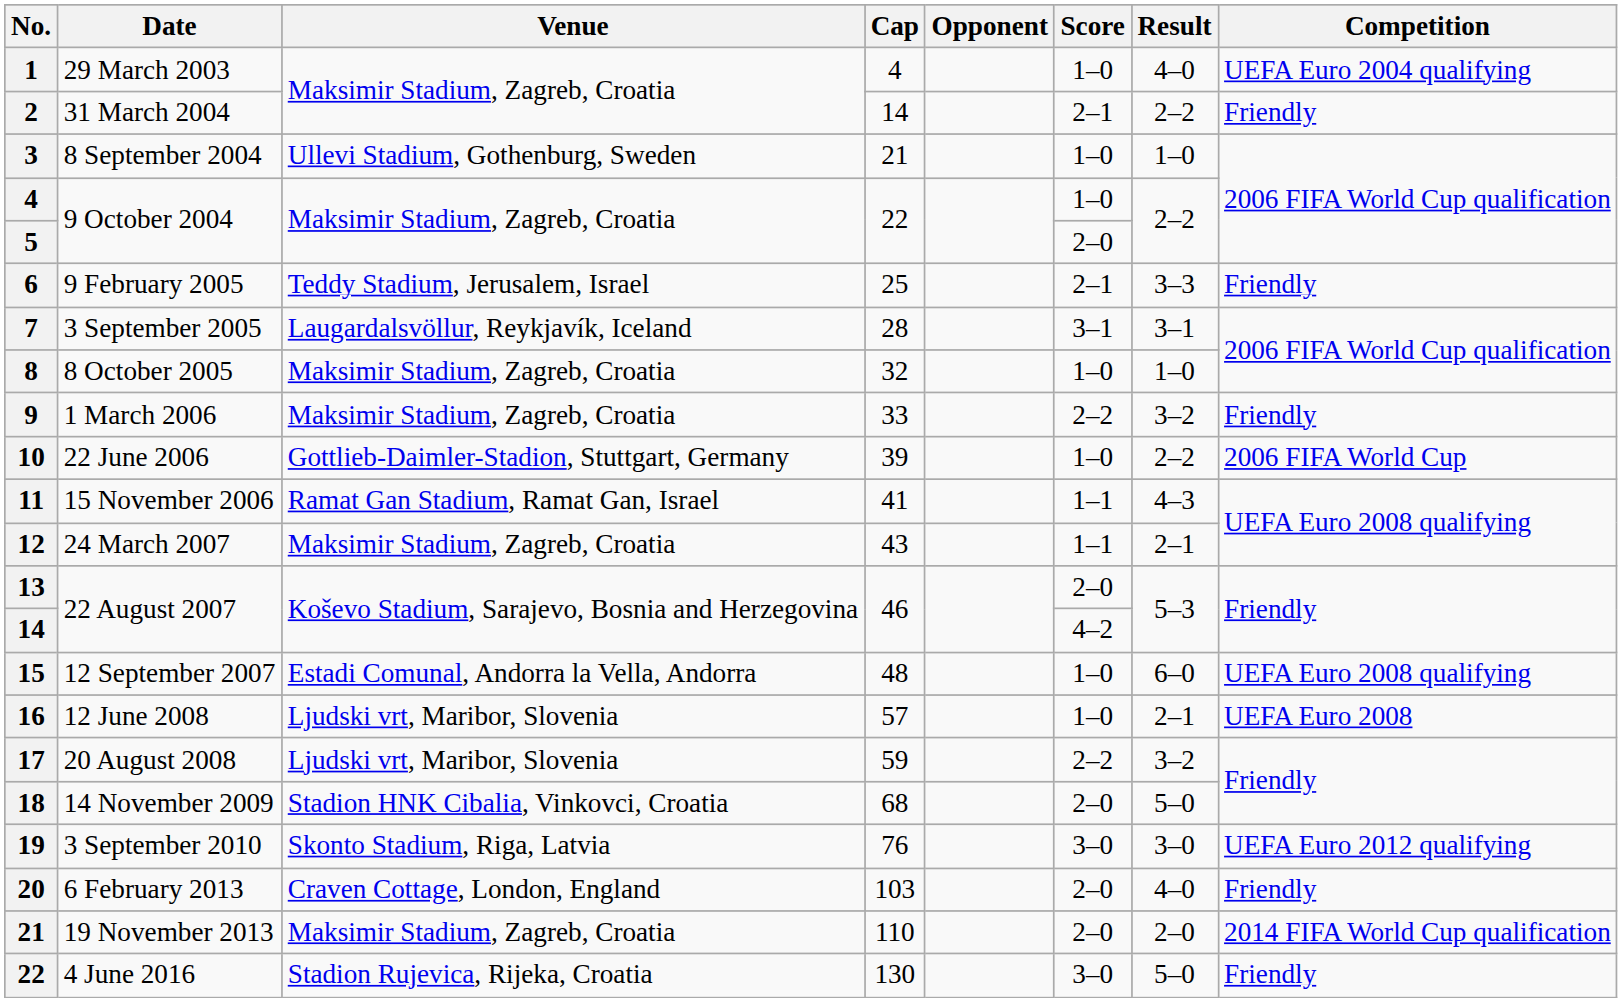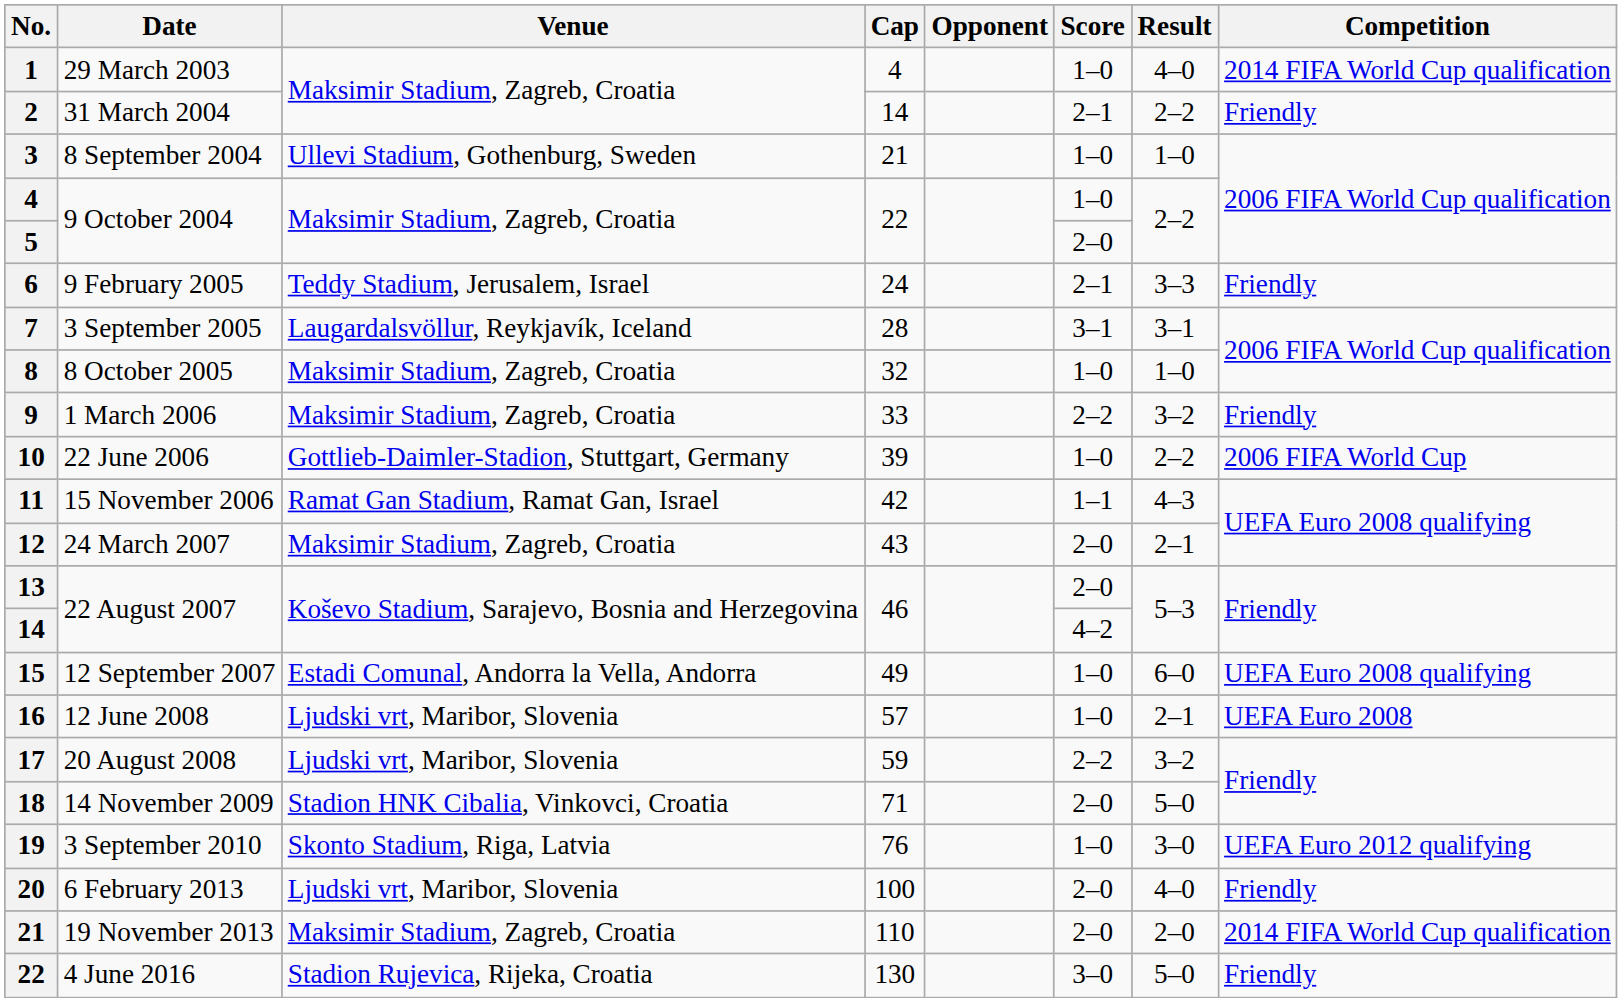(1378, 69) UEFA Euro 2004 qualifying -> (1417, 69) 2014 FIFA World Cup qualification
(895, 284) 25 -> (895, 284) 24
(895, 500) 41 -> (895, 500) 42
(1093, 543) 1–1 -> (1093, 543) 2–0
(895, 673) 48 -> (895, 673) 49
(895, 802) 68 -> (895, 802) 71
(1093, 845) 3–0 -> (1093, 845) 1–0
(474, 888) Craven Cottage, London, England -> (453, 888) Ljudski vrt, Maribor, Slovenia
(895, 888) 103 -> (895, 888) 100
